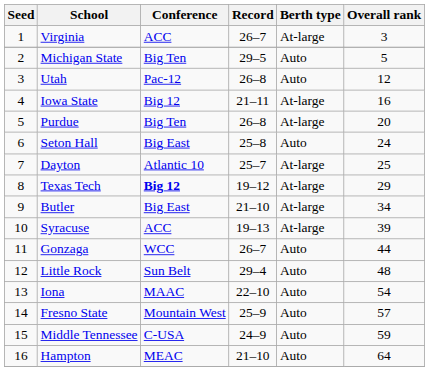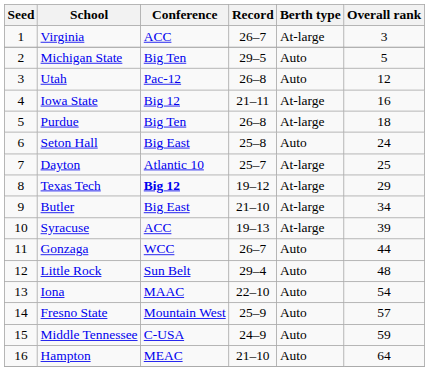(384, 121) 20 -> (384, 121) 18
